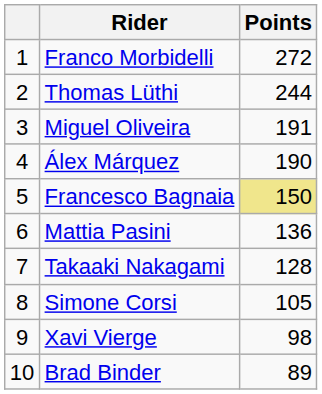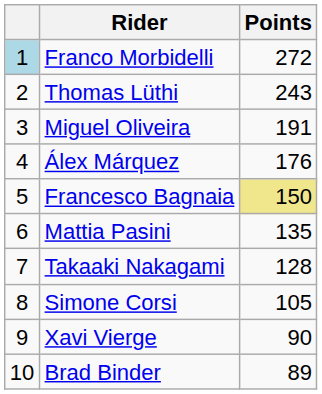(22, 57) no background -> (22, 57) lightblue background
(294, 92) 244 -> (294, 92) 243
(294, 162) 190 -> (294, 162) 176
(294, 232) 136 -> (294, 232) 135
(300, 336) 98 -> (300, 336) 90
